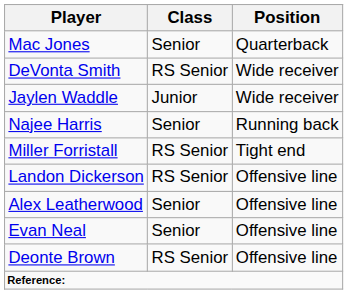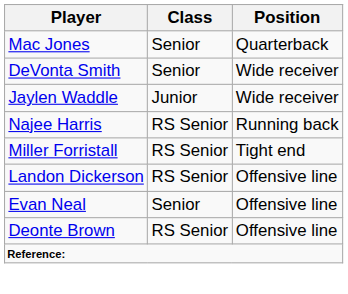(190, 71) RS Senior -> (176, 71) Senior
(176, 124) Senior -> (190, 124) RS Senior
- row: (76, 204)
